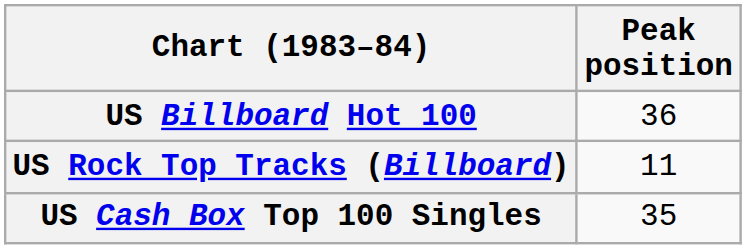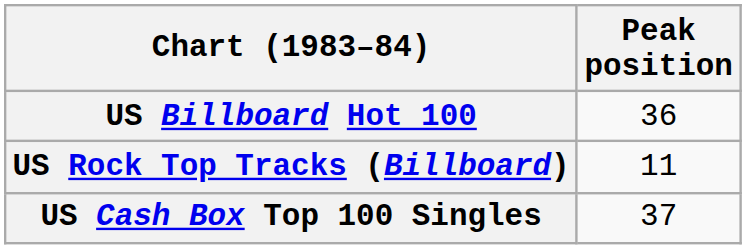(659, 217) 35 -> (659, 217) 37
